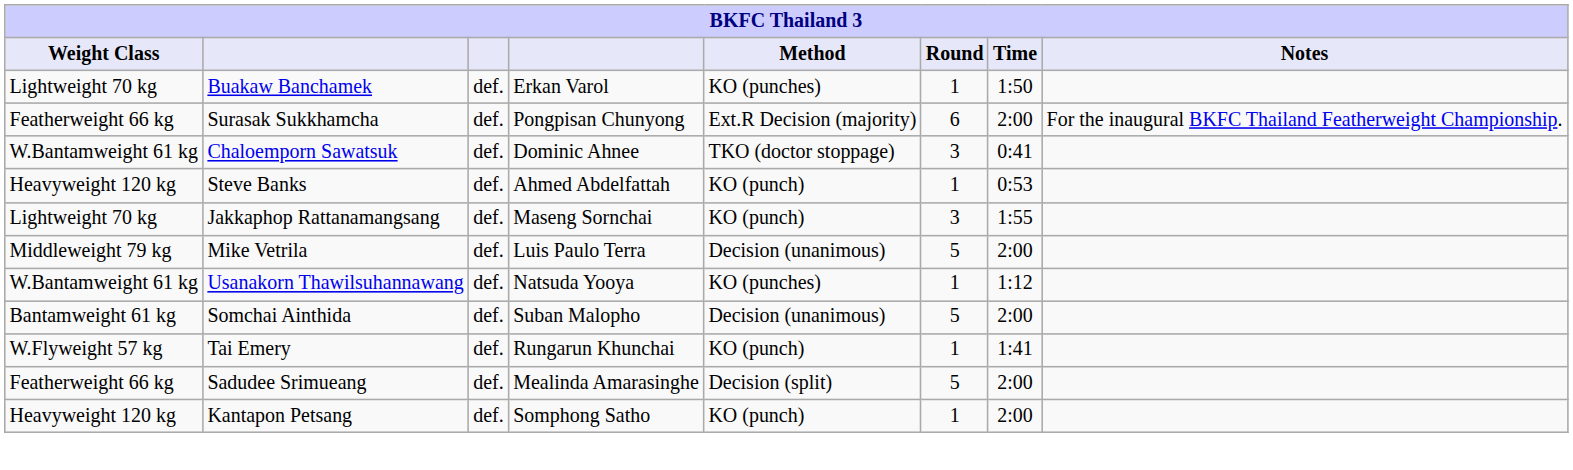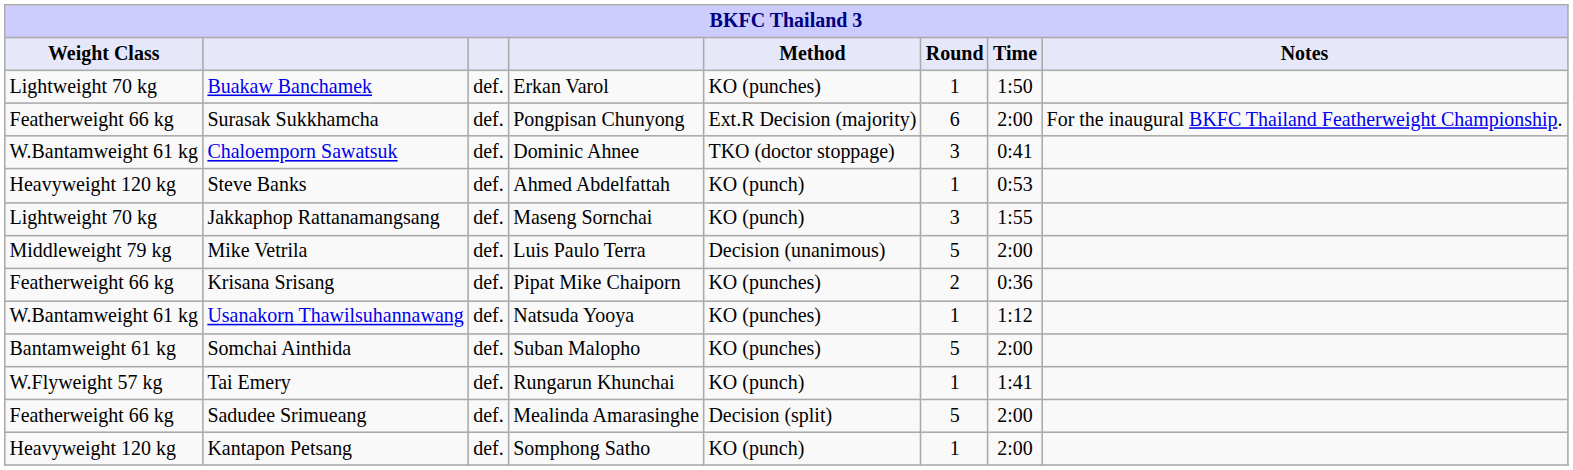+ row: (271, 283)
(797, 316) Decision (unanimous) -> (765, 349) KO (punches)
